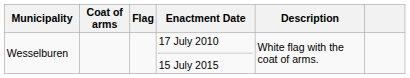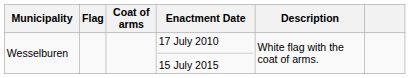columns swapped: (143, 18) <-> (105, 18)
